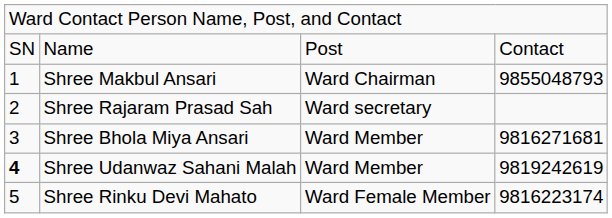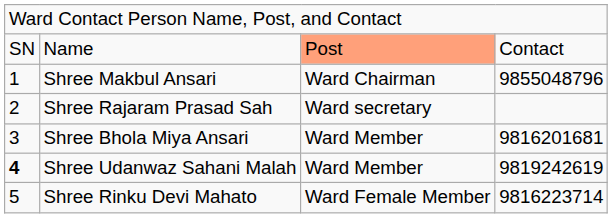(324, 49) no background -> (324, 49) lightsalmon background
(551, 78) 9855048793 -> (551, 78) 9855048796
(551, 138) 9816271681 -> (551, 138) 9816201681
(551, 197) 9816223174 -> (551, 197) 9816223714
